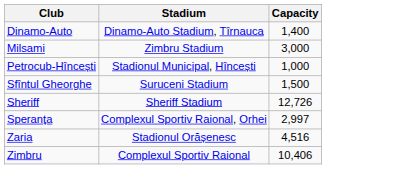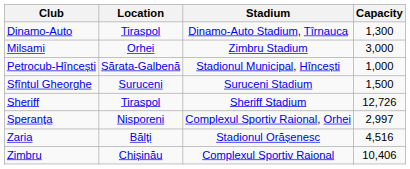+ column: (141, 13)
(295, 31) 1,400 -> (379, 31) 1,300
